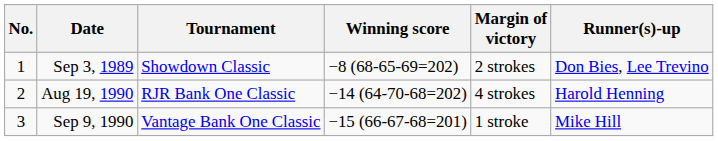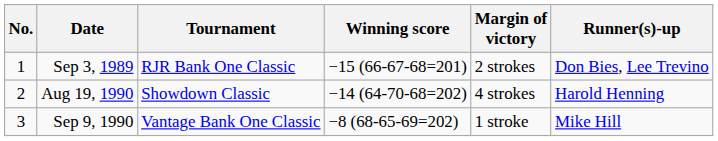(206, 66) Showdown Classic -> (218, 66) RJR Bank One Classic
(393, 66) −8 (68-65-69=202) -> (398, 66) −15 (66-67-68=201)
(218, 94) RJR Bank One Classic -> (206, 94) Showdown Classic
(398, 122) −15 (66-67-68=201) -> (393, 122) −8 (68-65-69=202)
